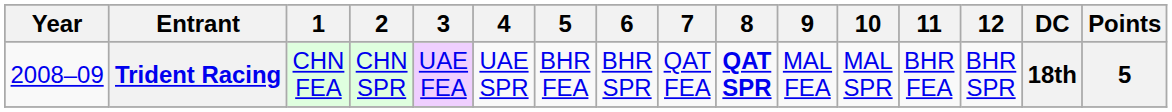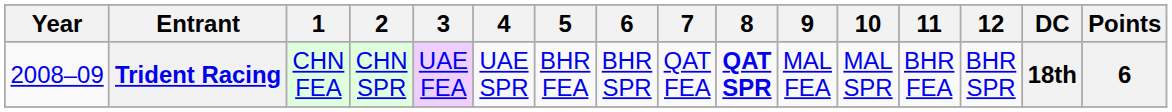(1125, 74) 5 -> (1125, 74) 6
